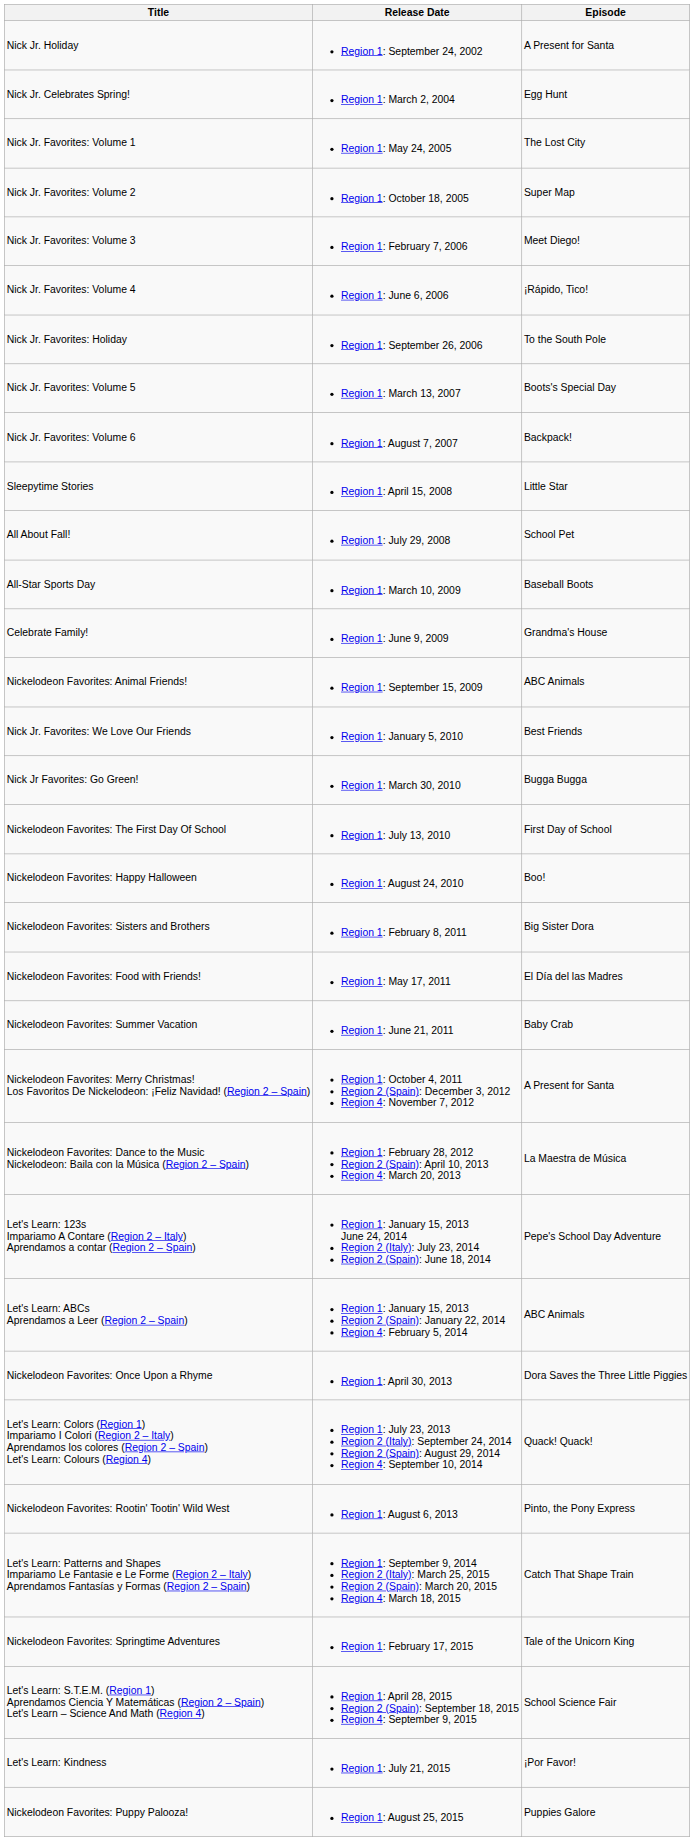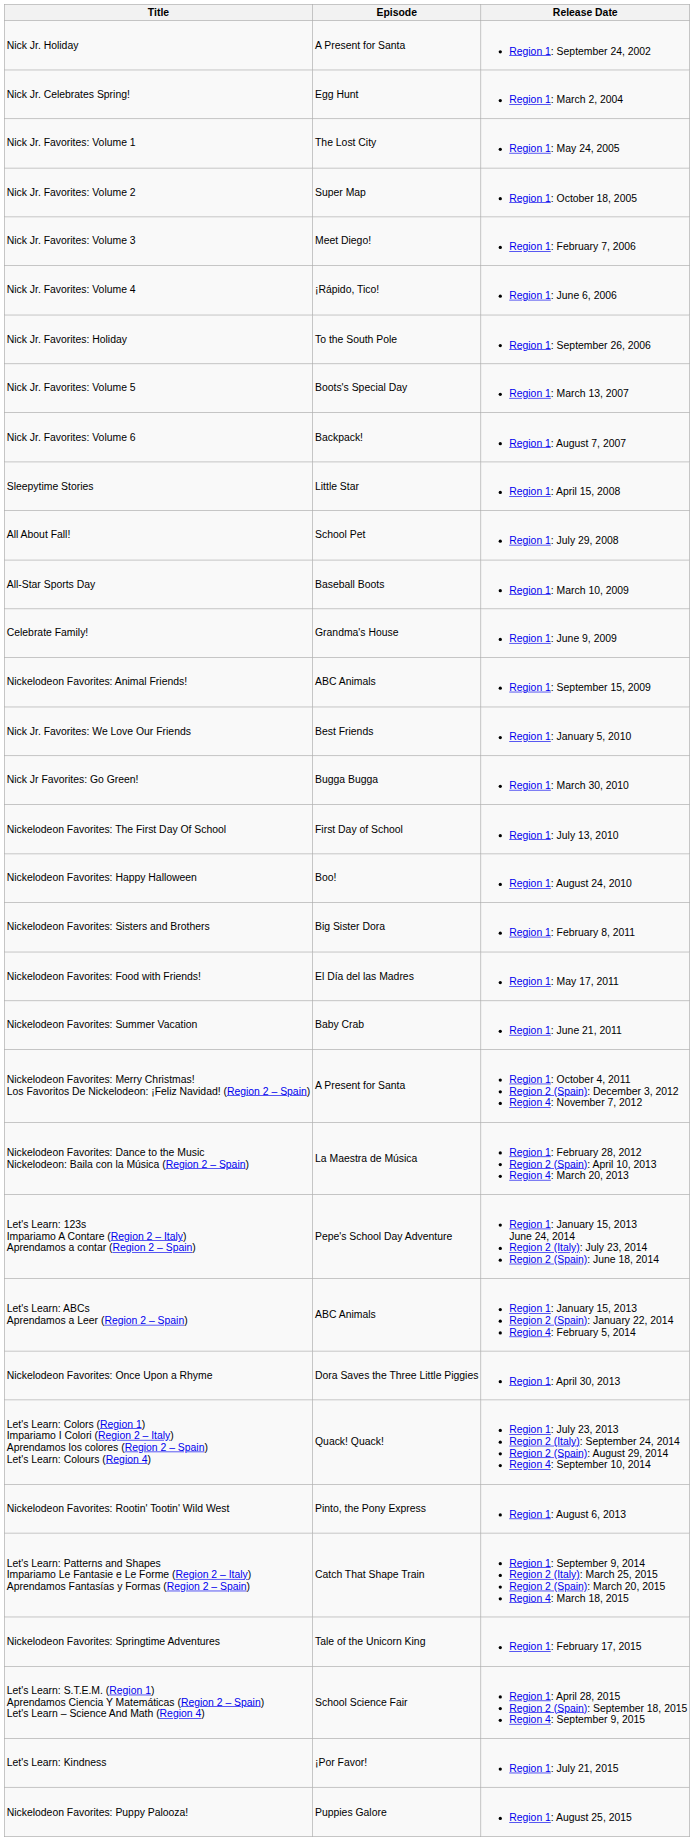columns swapped: (606, 12) <-> (417, 12)
